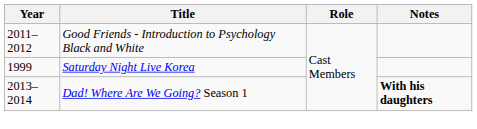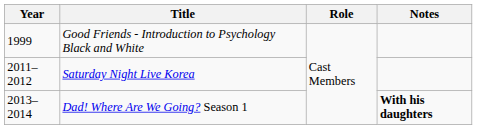(22, 40) 2011–2012 -> (20, 40) 1999
(20, 67) 1999 -> (22, 74) 2011–2012
